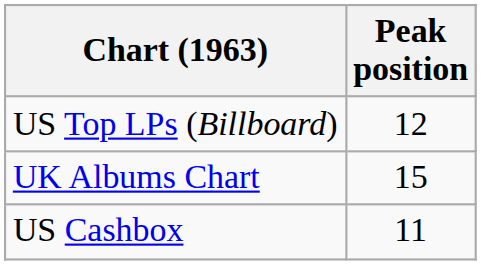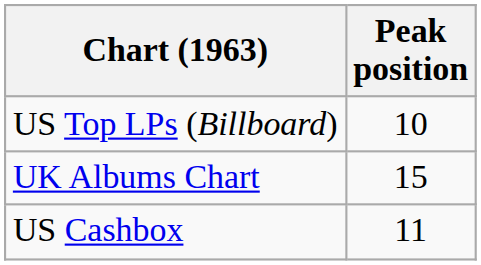(411, 123) 12 -> (411, 123) 10
